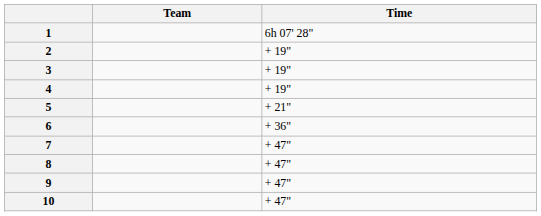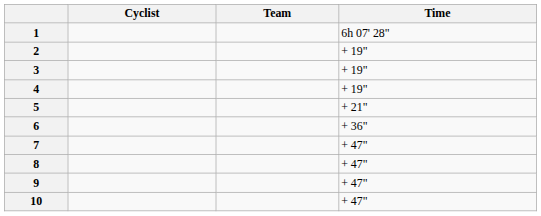+ column: (142, 13)
